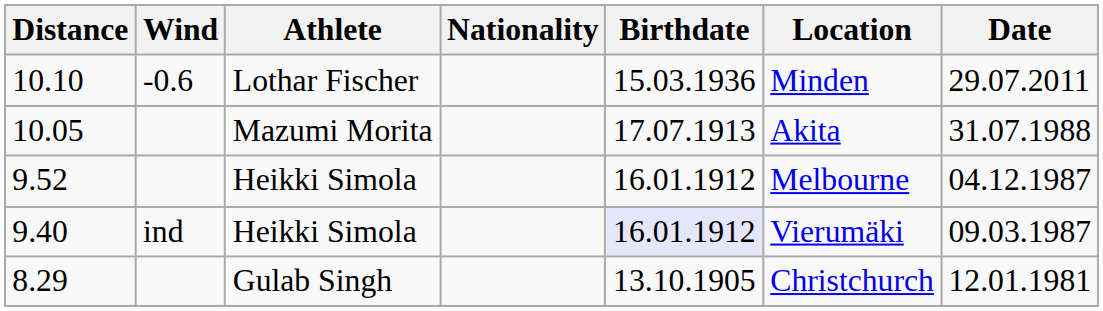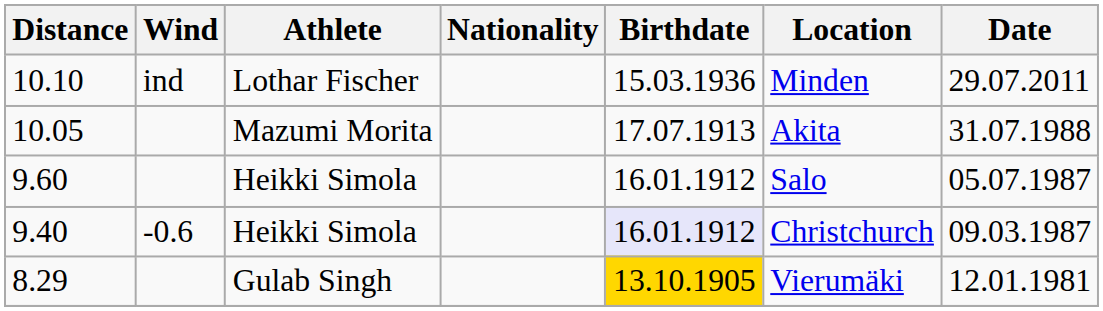(168, 79) -0.6 -> (163, 79) ind
- row: (40, 180)
+ row: (40, 180)
(163, 230) ind -> (168, 230) -0.6
(837, 230) Vierumäki -> (852, 230) Christchurch
(684, 280) no background -> (684, 280) gold background
(852, 280) Christchurch -> (837, 280) Vierumäki
